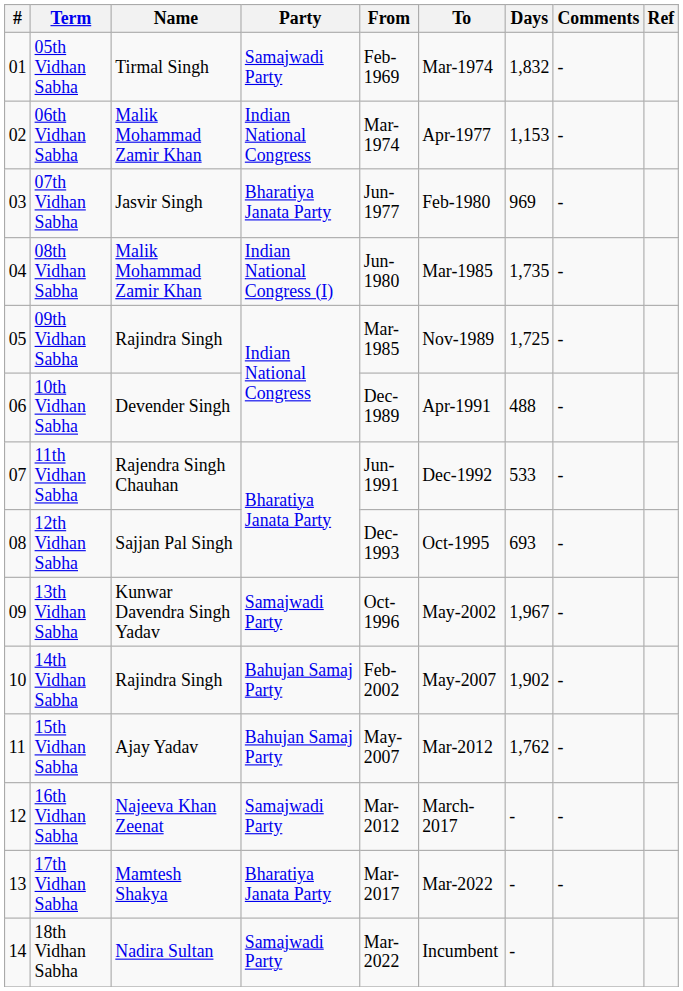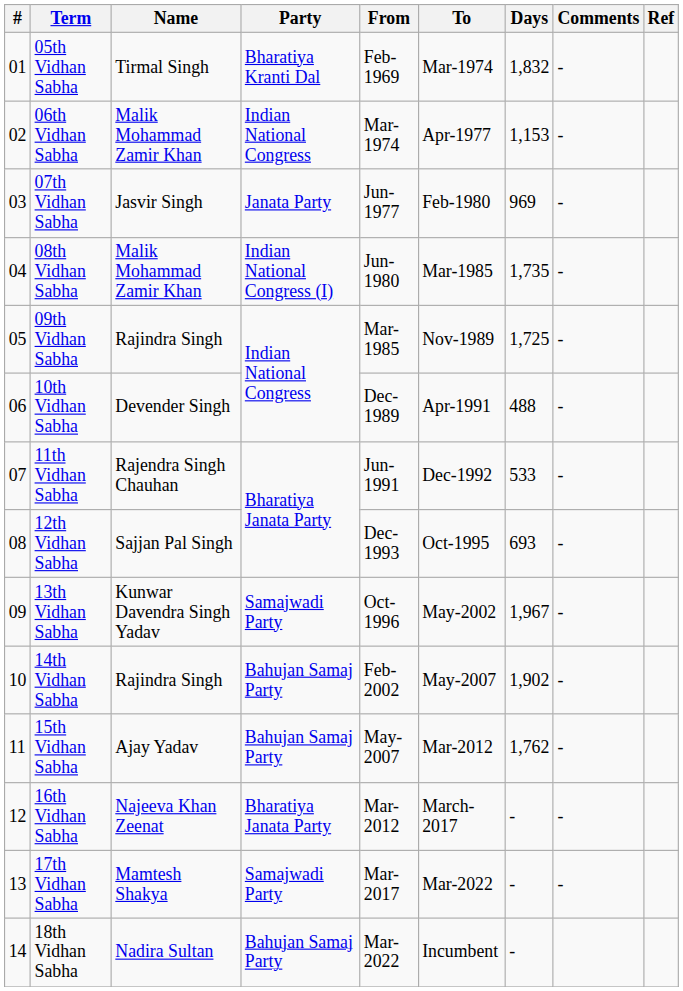(284, 66) Samajwadi Party -> (283, 66) Bharatiya Kranti Dal
(288, 202) Bharatiya Janata Party -> (288, 202) Janata Party
(284, 816) Samajwadi Party -> (288, 816) Bharatiya Janata Party
(288, 884) Bharatiya Janata Party -> (284, 884) Samajwadi Party
(284, 952) Samajwadi Party -> (299, 952) Bahujan Samaj Party
